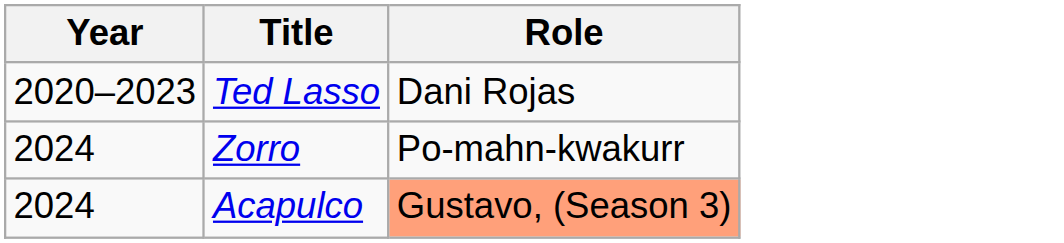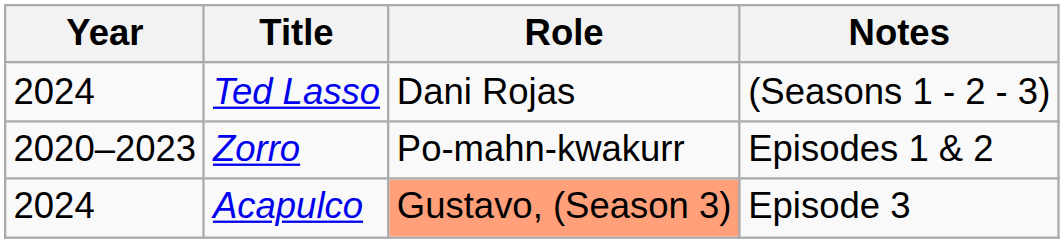+ column: (899, 33)
(105, 91) 2020–2023 -> (54, 91) 2024
(54, 149) 2024 -> (105, 149) 2020–2023
